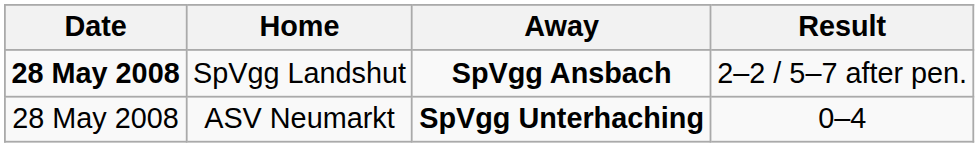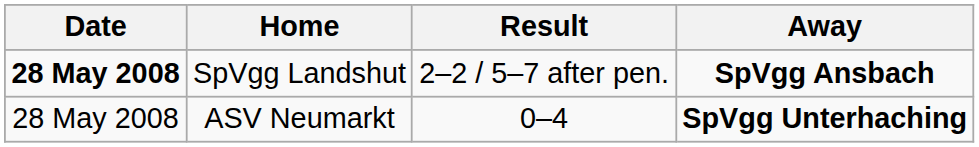columns swapped: (562, 27) <-> (842, 27)
